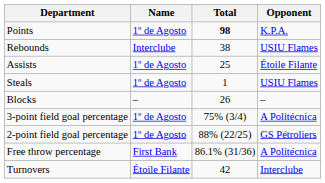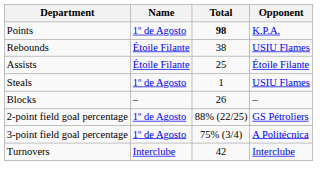(154, 48) Interclube -> (161, 48) Étoile Filante
(160, 65) 1º de Agosto -> (161, 65) Étoile Filante
rows swapped: (67, 134) <-> (67, 117)
- row: (54, 152)
(161, 169) Étoile Filante -> (154, 152) Interclube
